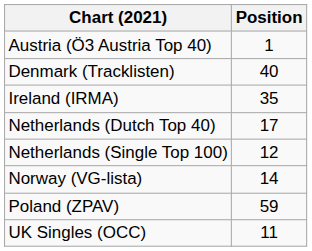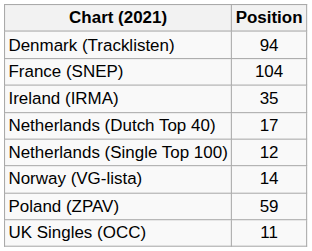- row: (110, 44)
(269, 71) 40 -> (269, 44) 94
+ row: (66, 71)
